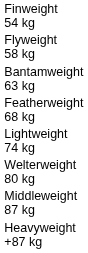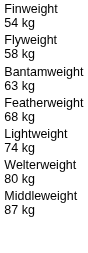- row: (40, 234)
